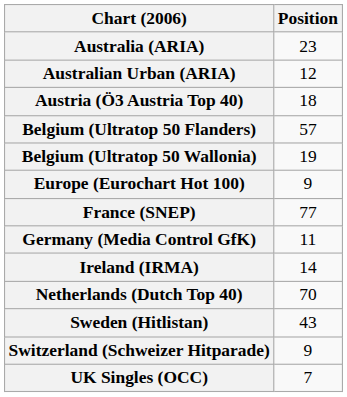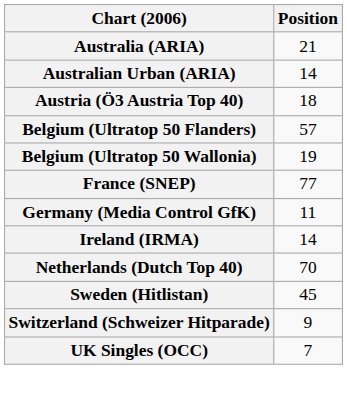(308, 45) 23 -> (308, 45) 21
(308, 73) 12 -> (308, 73) 14
- row: (139, 184)
(308, 322) 43 -> (308, 294) 45
